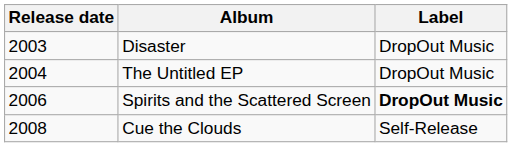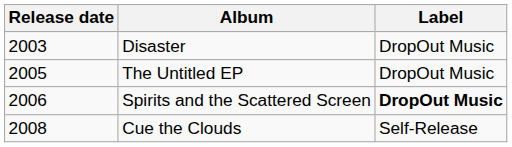(28, 73) 2004 -> (28, 73) 2005
